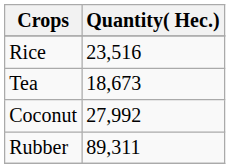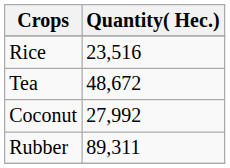(114, 83) 18,673 -> (114, 83) 48,672
